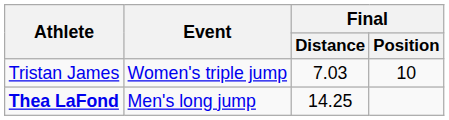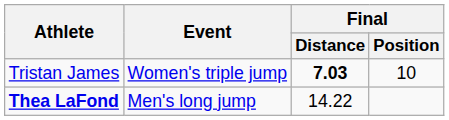(330, 73) normal -> (330, 73) bold
(330, 101) 14.25 -> (330, 101) 14.22
